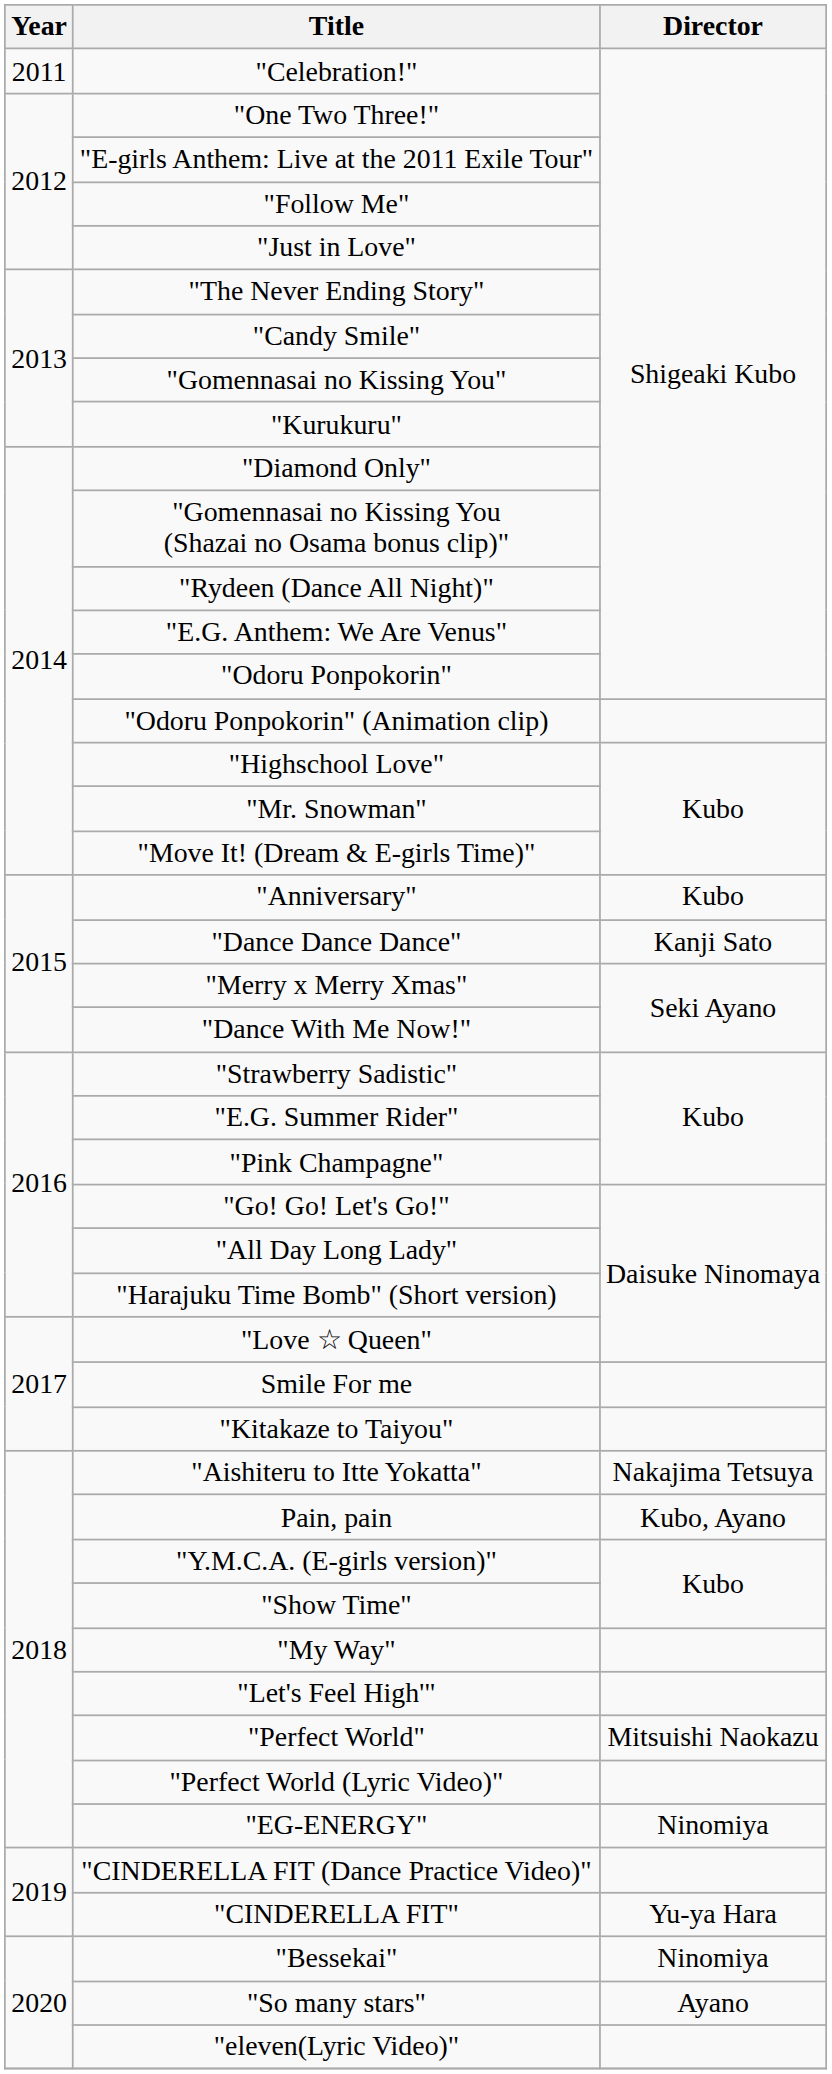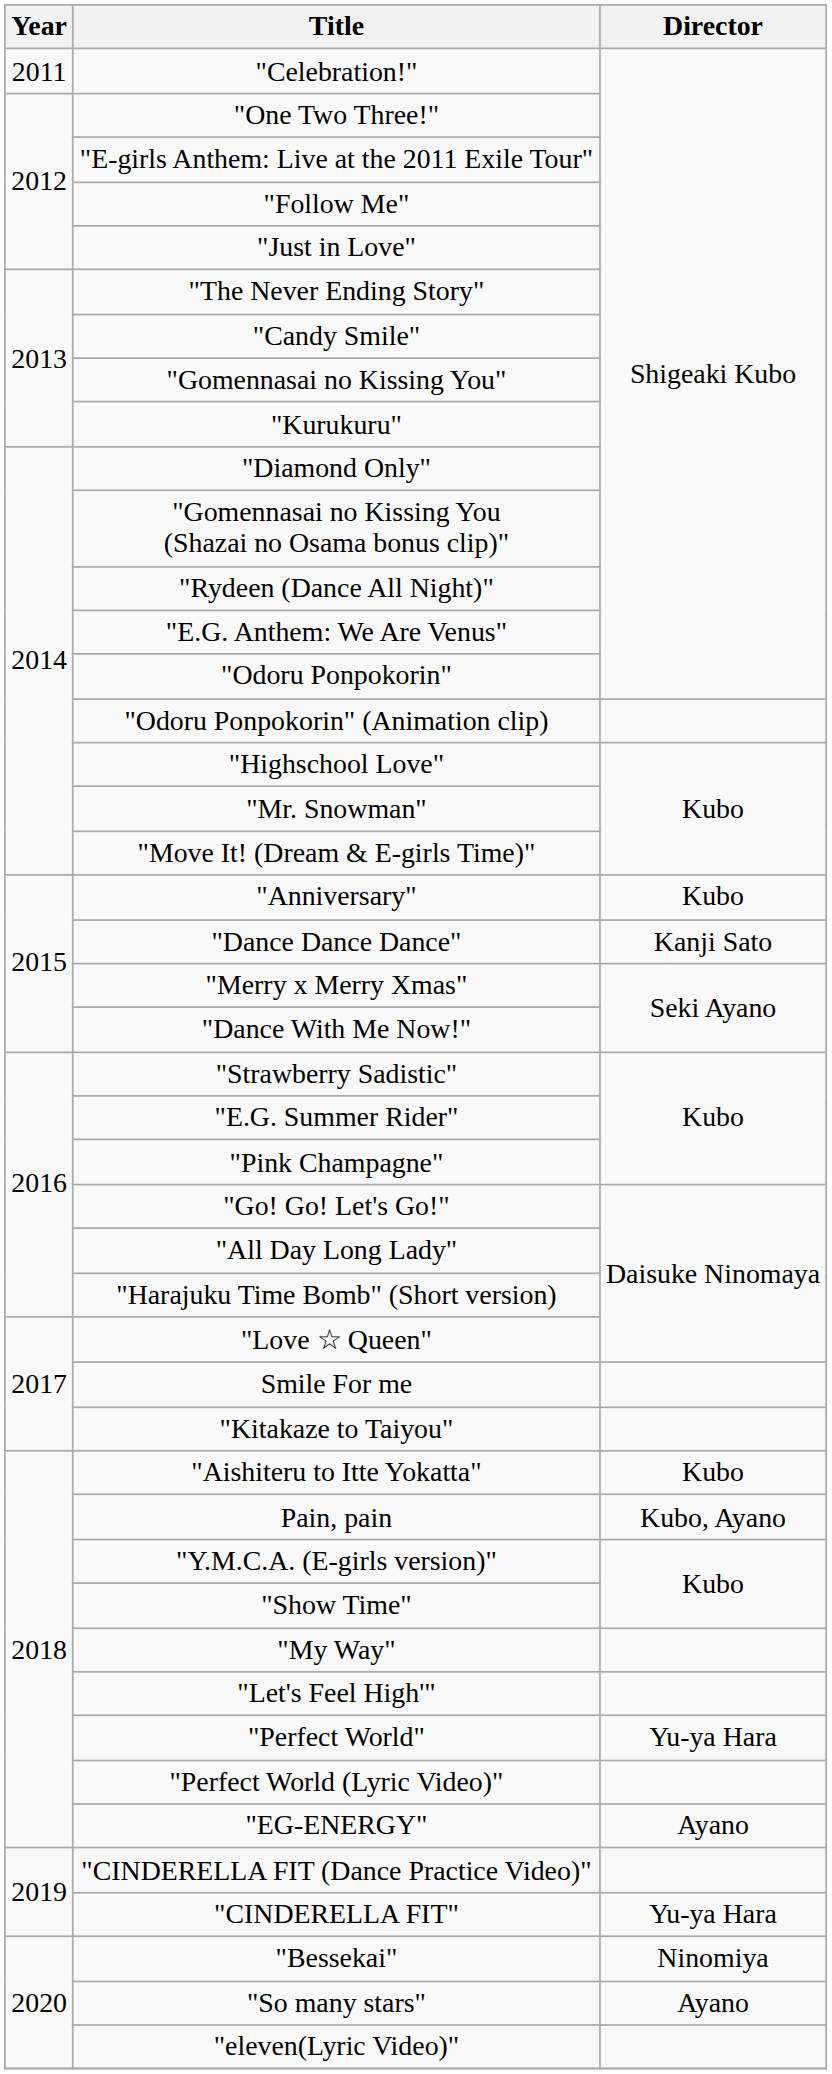(713, 1472) Nakajima Tetsuya -> (713, 1472) Kubo
(713, 1737) Mitsuishi Naokazu -> (713, 1737) Yu-ya Hara
(713, 1825) Ninomiya -> (713, 1825) Ayano
